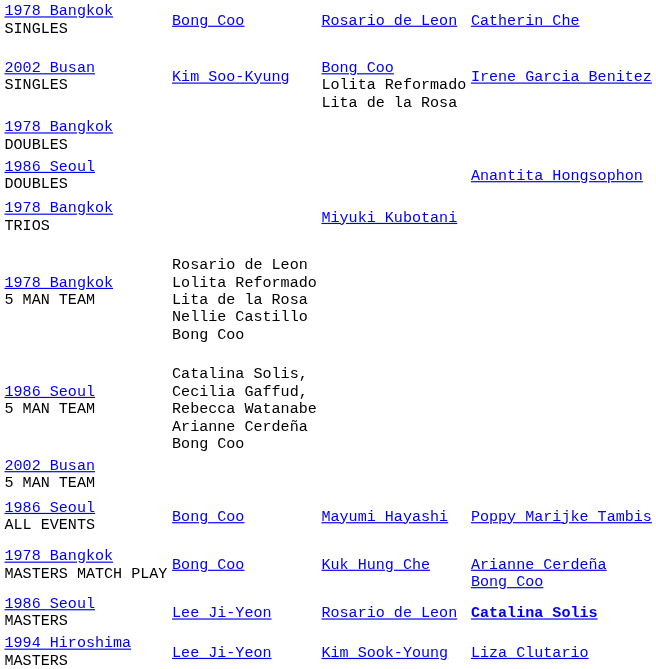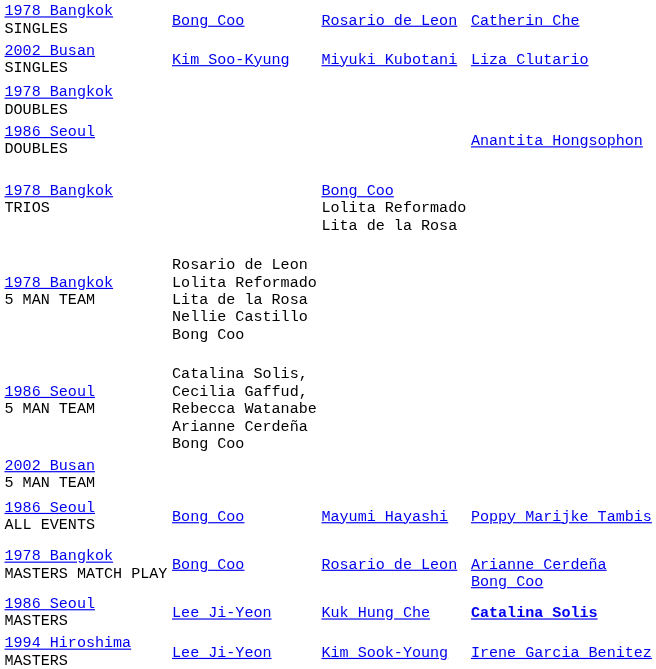(394, 85) Bong Coo Lolita Reformado Lita de la Rosa -> (389, 59) Miyuki Kubotani
(561, 77) Irene Garcia Benitez -> (530, 59) Liza Clutario
(389, 217) Miyuki Kubotani -> (394, 208) Bong Coo Lolita Reformado Lita de la Rosa
(376, 564) Kuk Hung Che -> (389, 564) Rosario de Leon
(389, 613) Rosario de Leon -> (376, 613) Kuk Hung Che
(530, 652) Liza Clutario -> (561, 652) Irene Garcia Benitez
